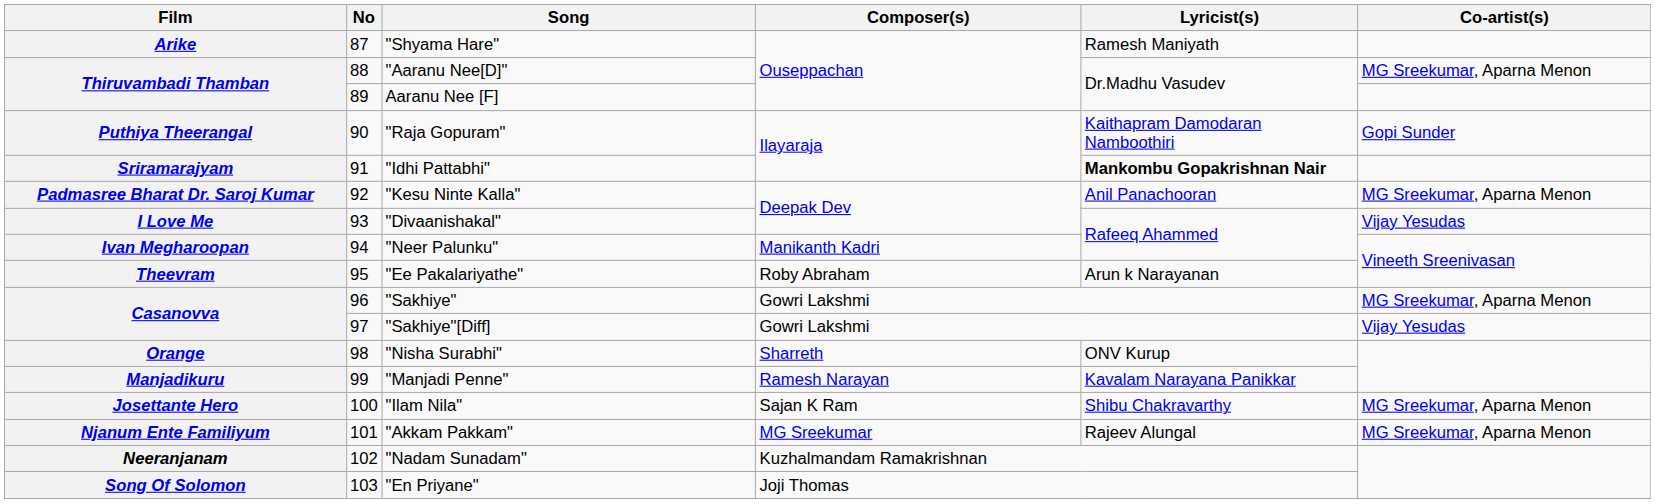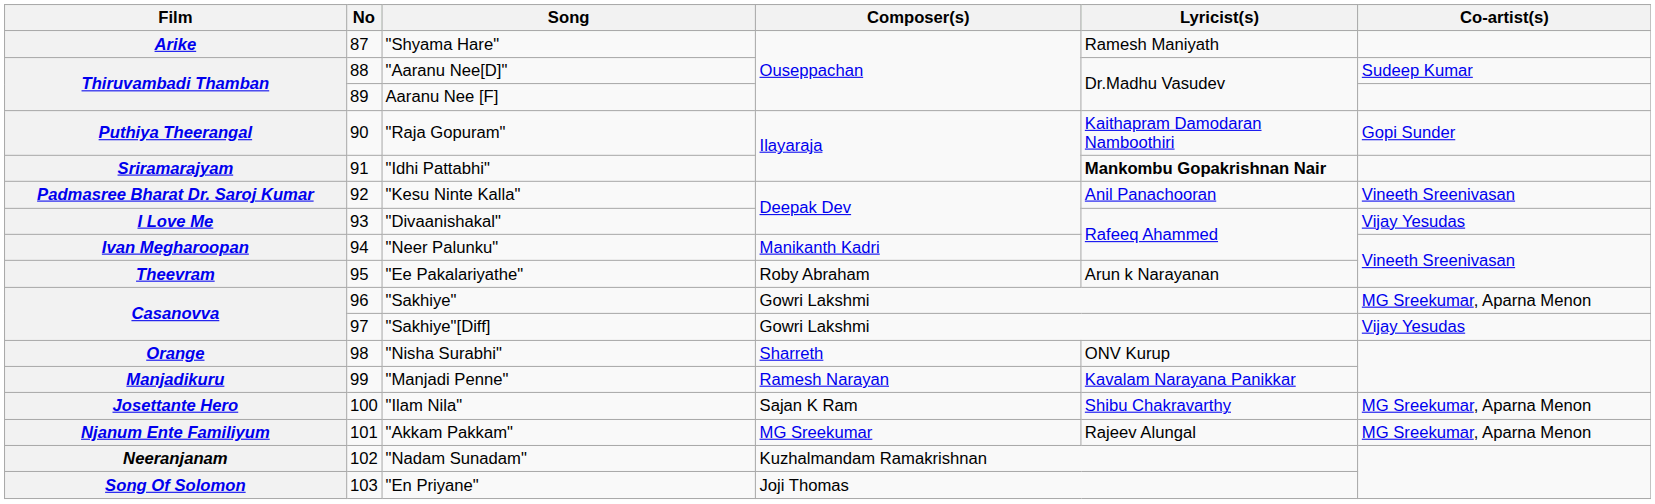(1477, 70) MG Sreekumar, Aparna Menon -> (1417, 70) Sudeep Kumar
(1477, 194) MG Sreekumar, Aparna Menon -> (1438, 194) Vineeth Sreenivasan
